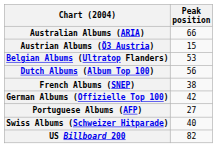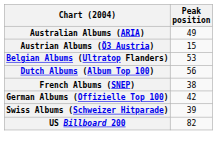(191, 33) 66 -> (191, 33) 49
- row: (87, 110)
(191, 123) 40 -> (191, 110) 39
